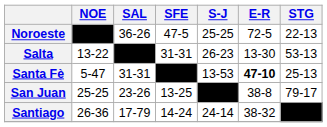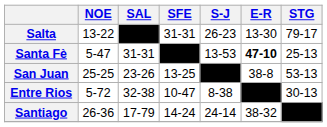- row: (38, 34)
(301, 54) 53-13 -> (302, 34) 79-17
(301, 93) 79-17 -> (302, 73) 53-13
+ row: (41, 93)
